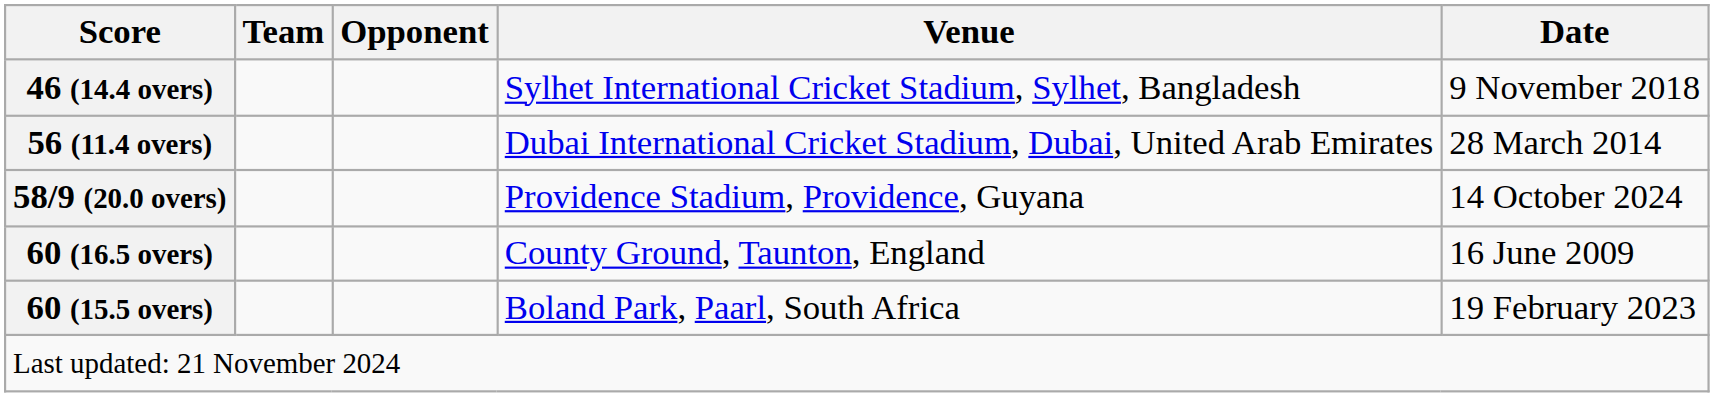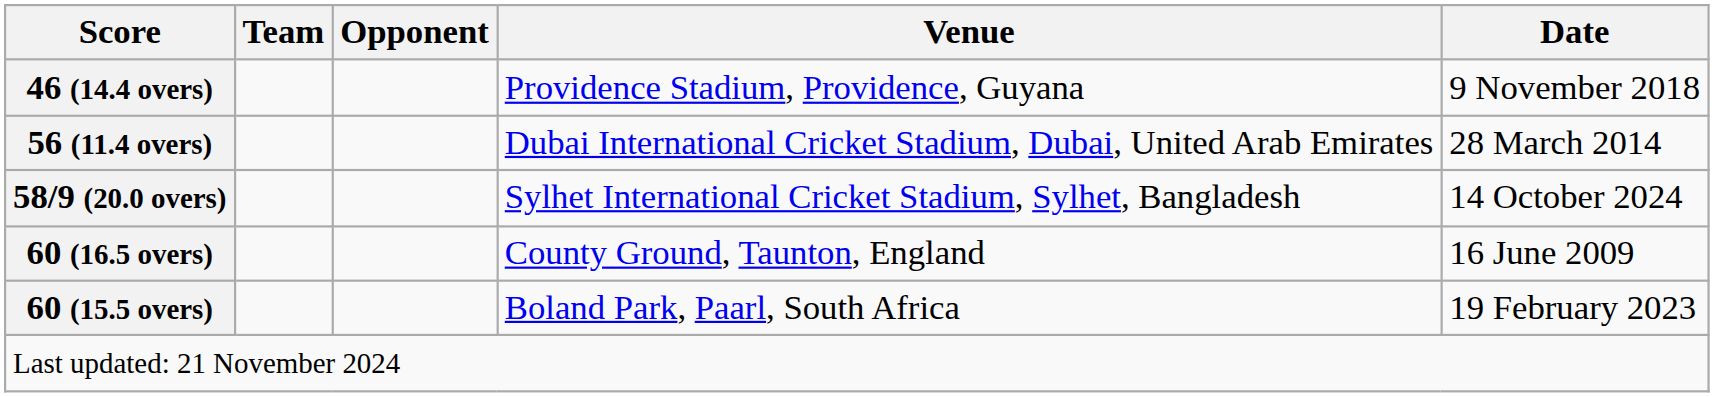(903, 87) Sylhet International Cricket Stadium, Sylhet, Bangladesh -> (795, 87) Providence Stadium, Providence, Guyana
(795, 197) Providence Stadium, Providence, Guyana -> (903, 197) Sylhet International Cricket Stadium, Sylhet, Bangladesh
